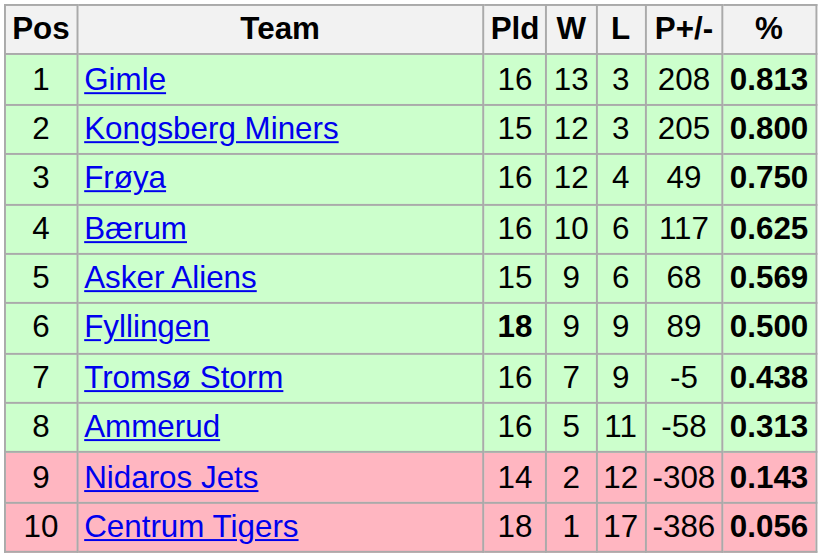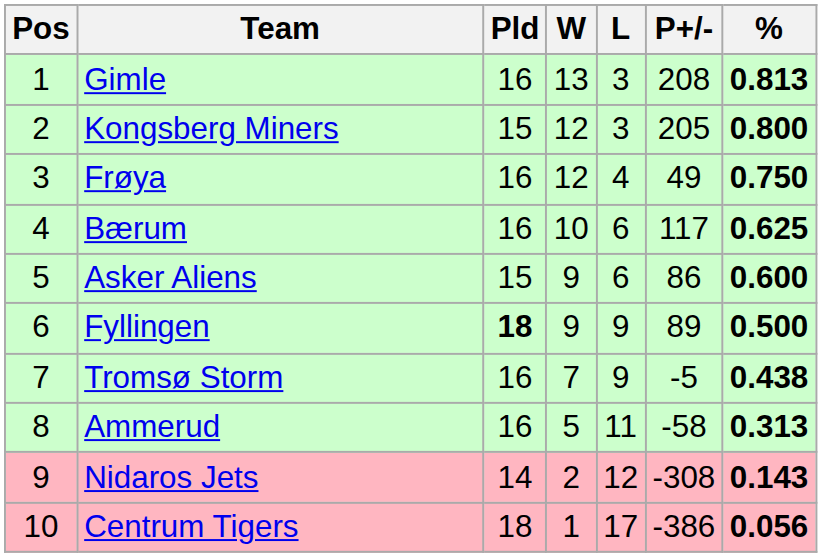(684, 278) 68 -> (684, 278) 86
(769, 278) 0.569 -> (769, 278) 0.600
